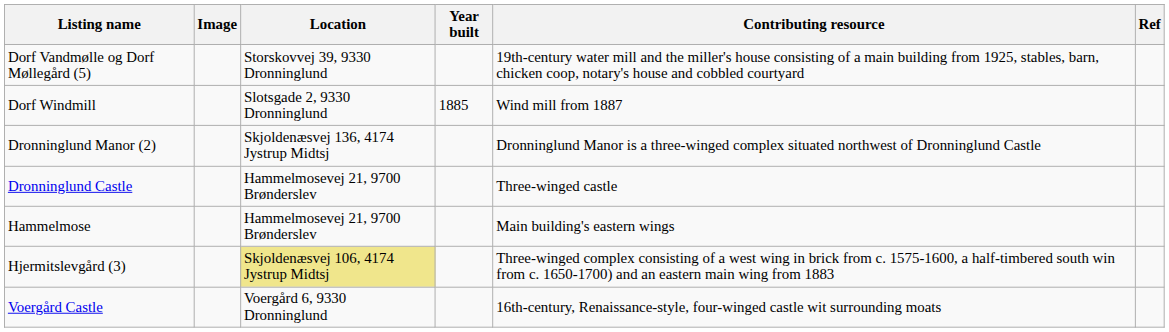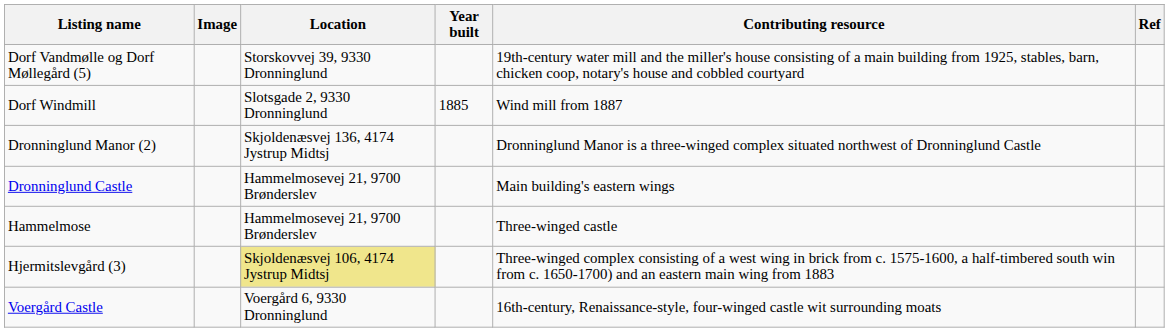(557, 186) Three-winged castle -> (585, 186) Main building's eastern wings
(585, 226) Main building's eastern wings -> (557, 226) Three-winged castle
